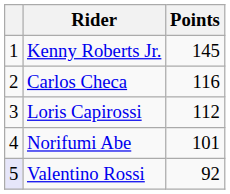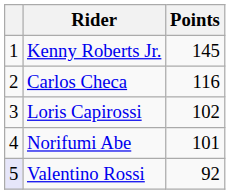(206, 112) 112 -> (206, 112) 102
